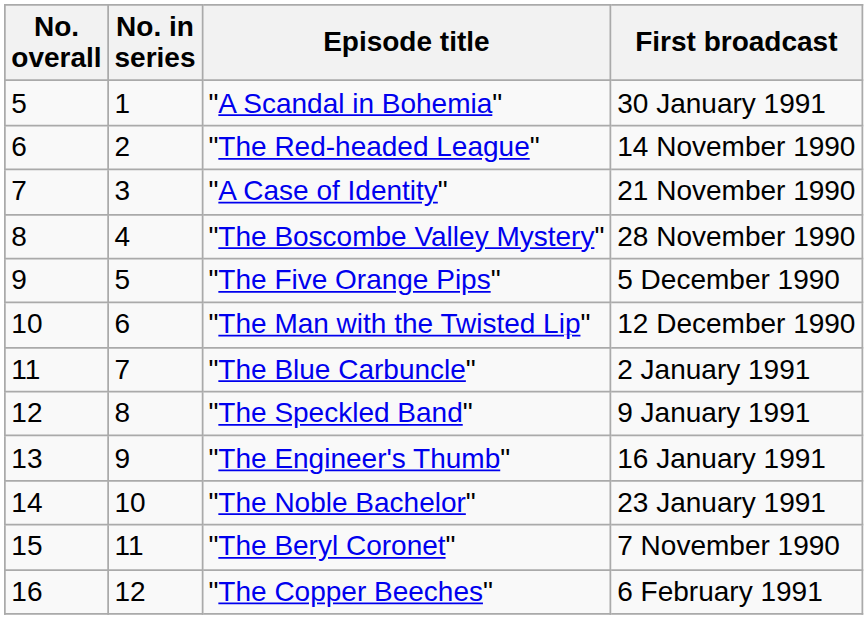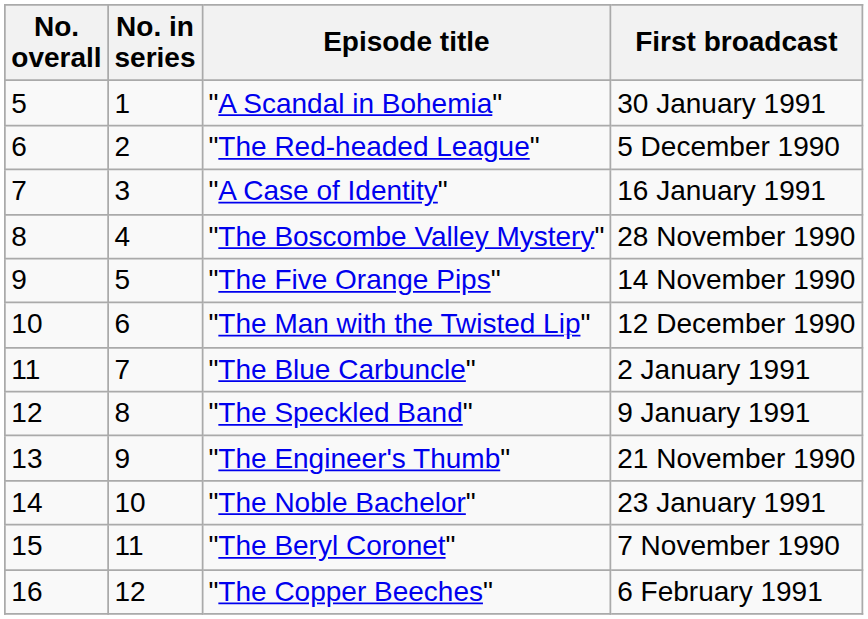(736, 147) 14 November 1990 -> (729, 147) 5 December 1990
(736, 191) 21 November 1990 -> (722, 191) 16 January 1991
(729, 280) 5 December 1990 -> (736, 280) 14 November 1990
(722, 457) 16 January 1991 -> (736, 457) 21 November 1990
